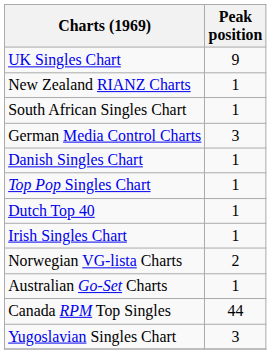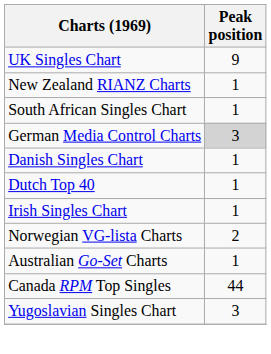(235, 135) no background -> (235, 135) lightgrey background
- row: (79, 185)
